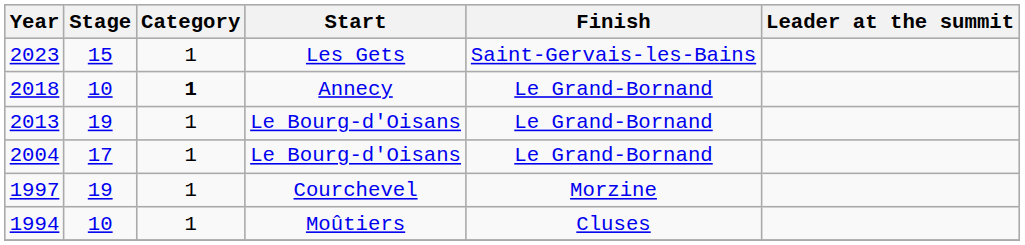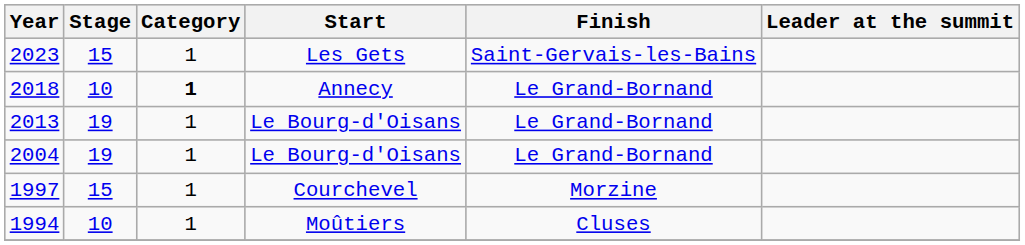(100, 156) 17 -> (100, 156) 19
(100, 190) 19 -> (100, 190) 15
